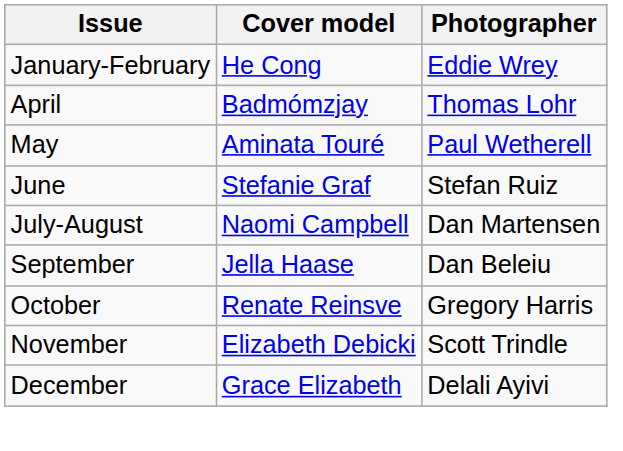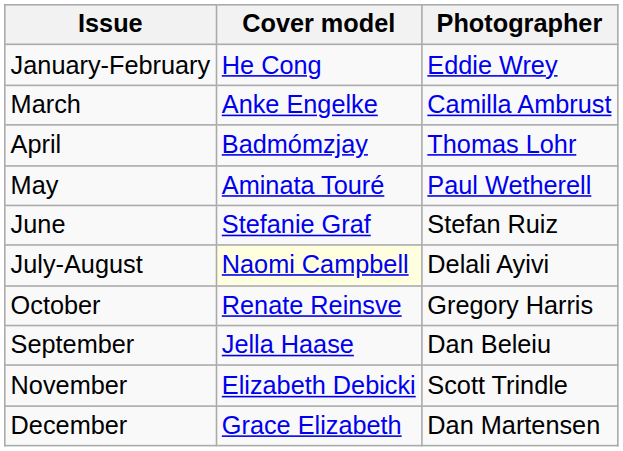+ row: (46, 104)
(315, 225) no background -> (315, 265) lightyellow background
(514, 225) Dan Martensen -> (488, 265) Delali Ayivi
rows swapped: (72, 265) <-> (56, 305)
(488, 385) Delali Ayivi -> (514, 425) Dan Martensen
